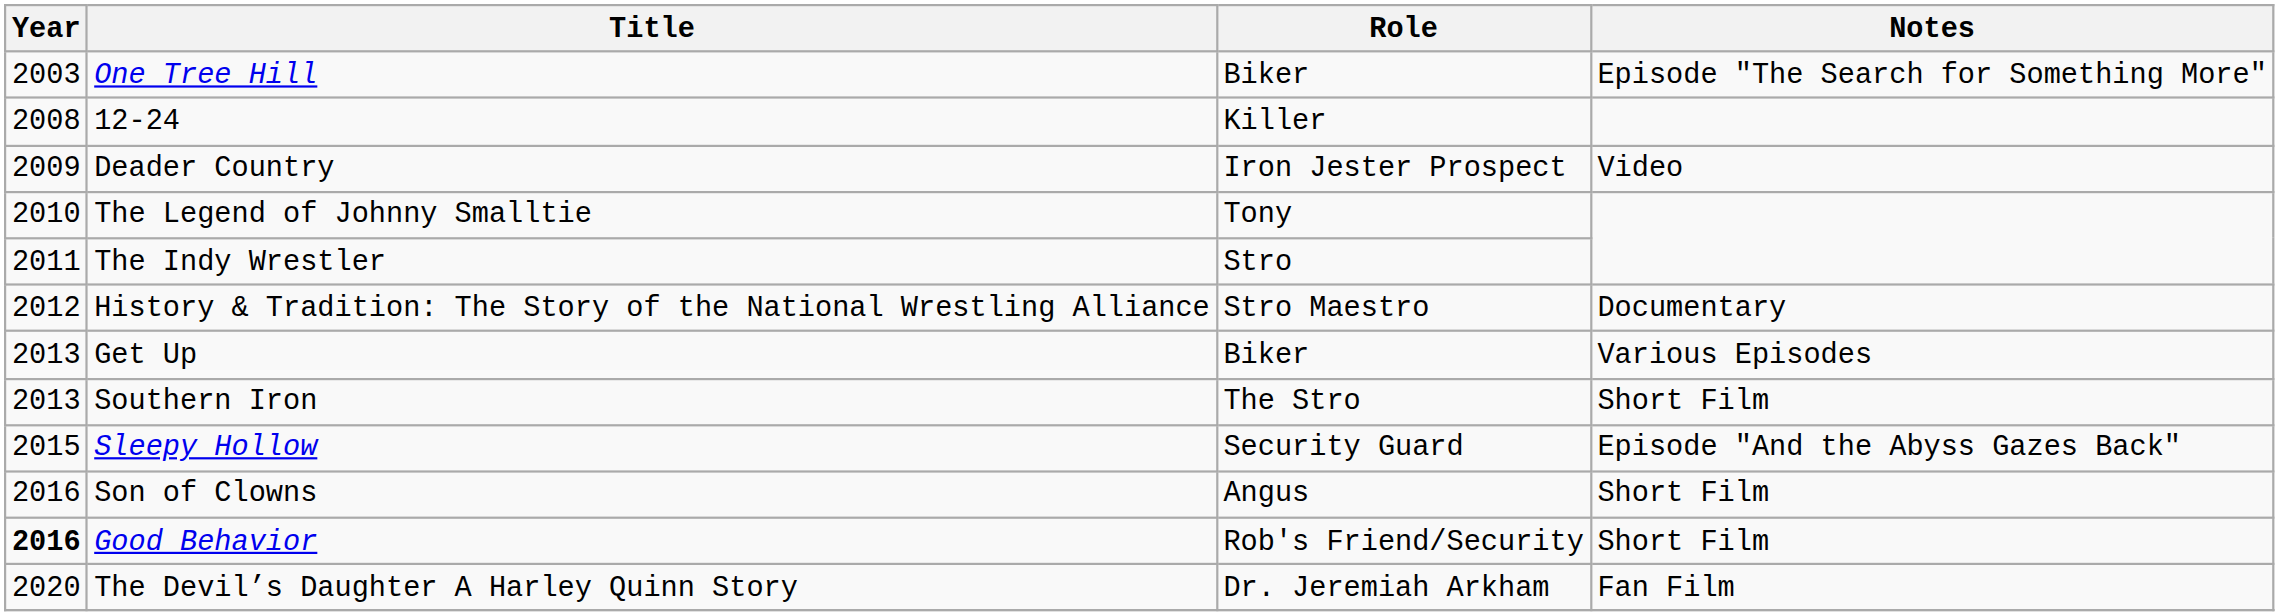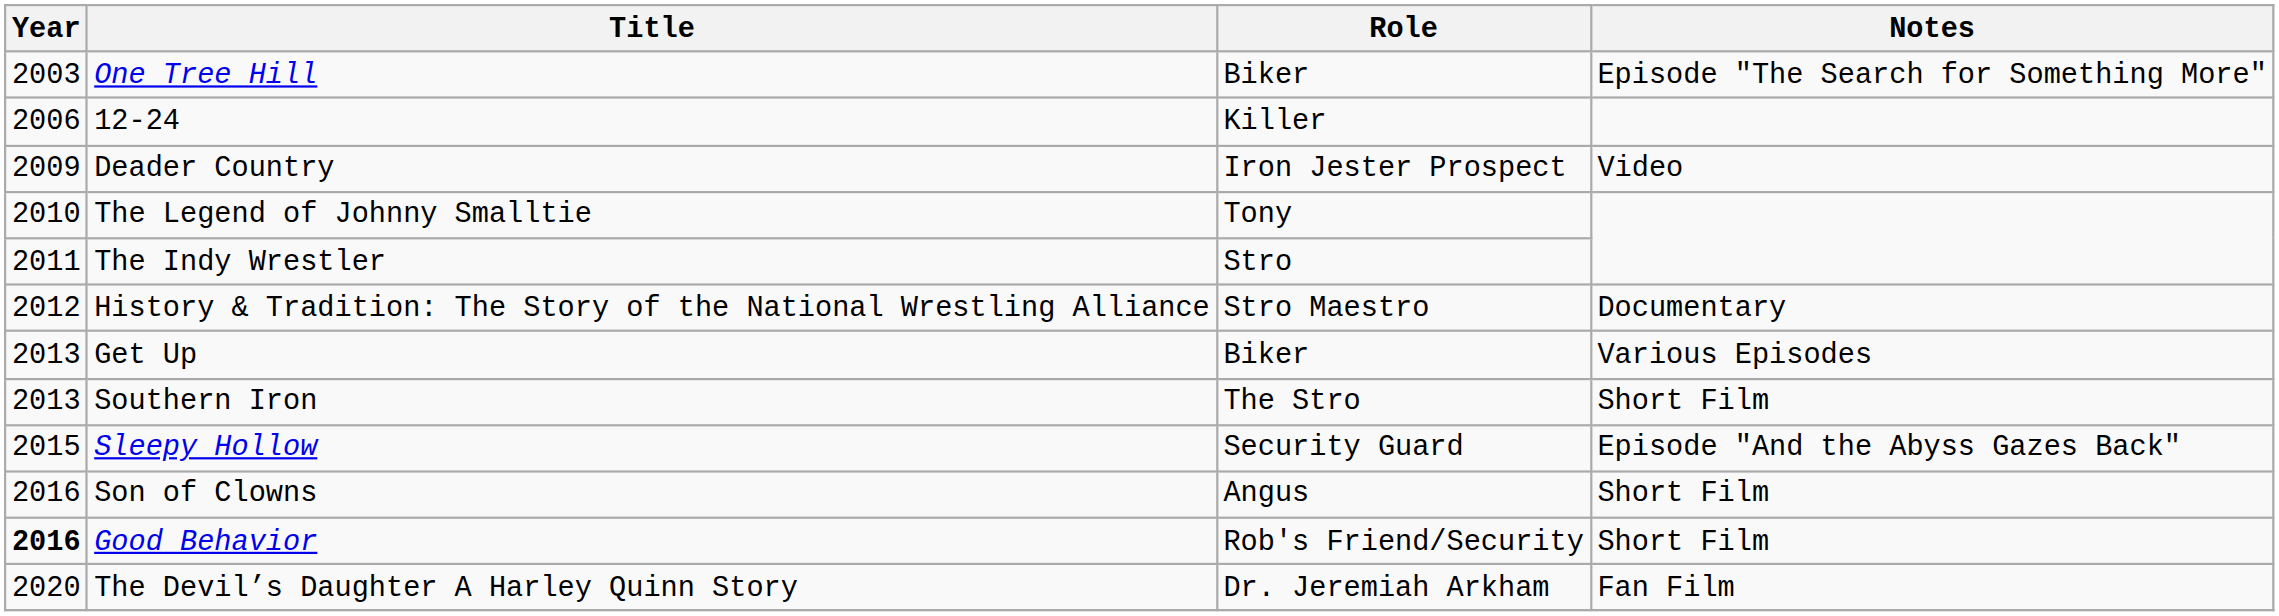(46, 122) 2008 -> (46, 122) 2006
